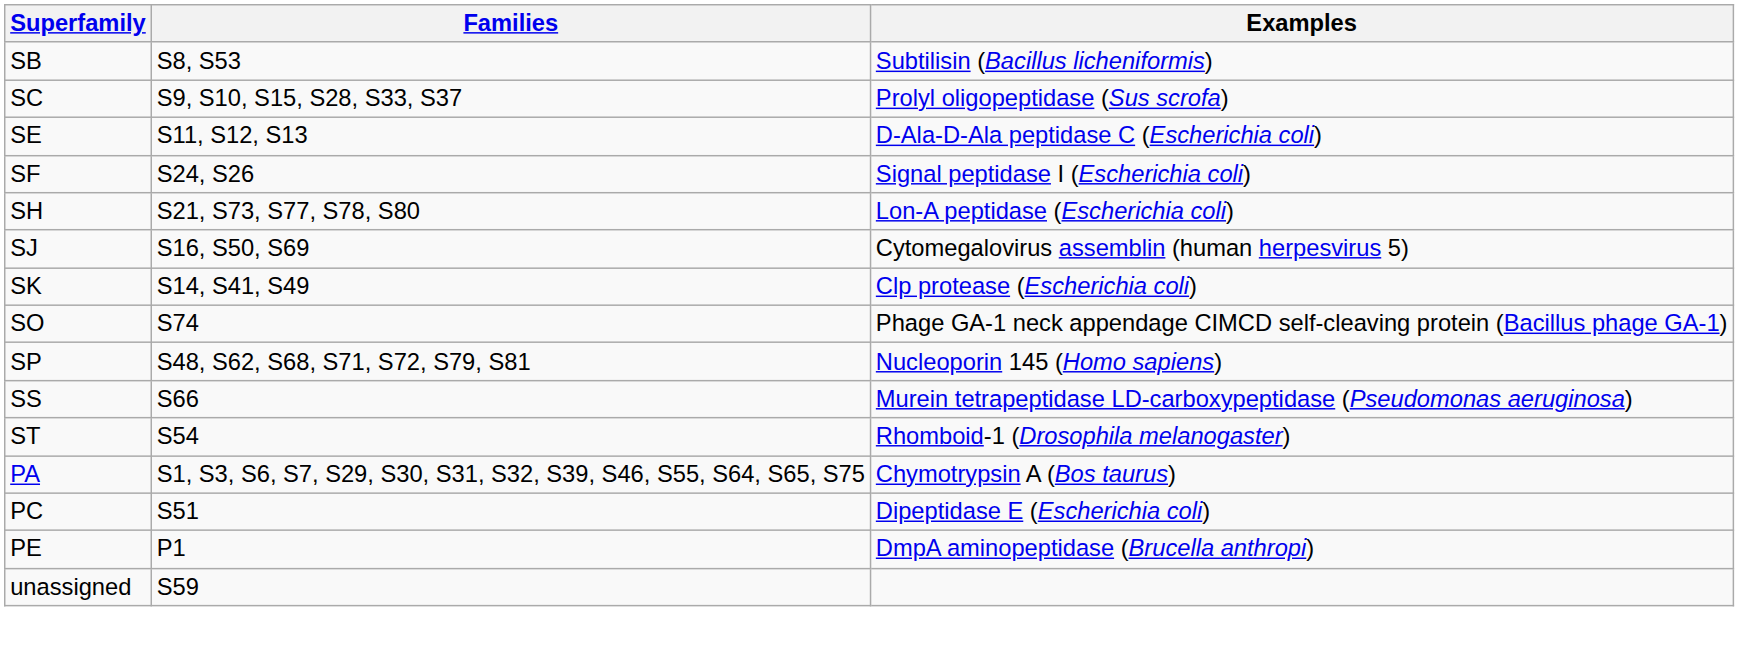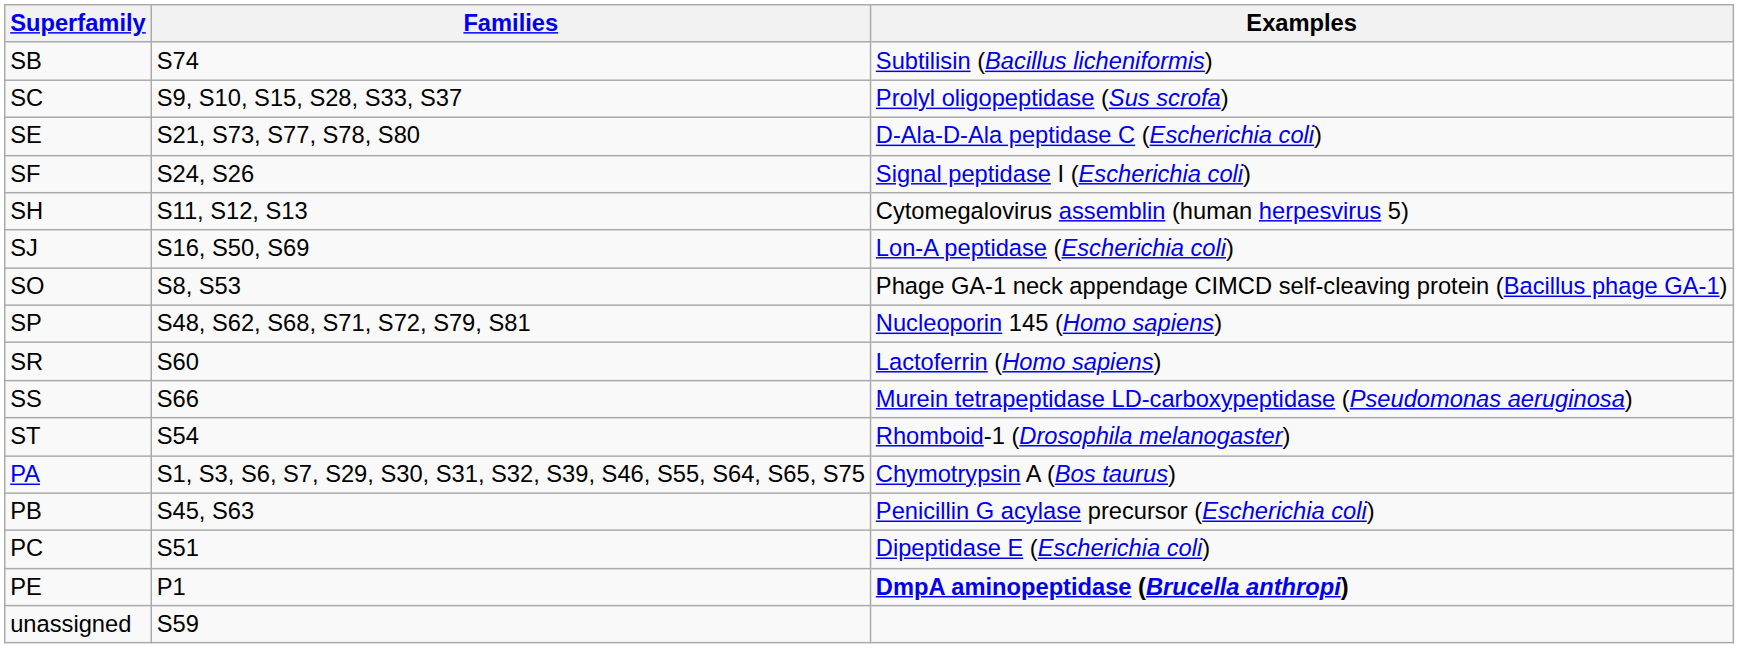(199, 60) S8, S53 -> (178, 60) S74
(232, 135) S11, S12, S13 -> (288, 135) S21, S73, S77, S78, S80
(288, 211) S21, S73, S77, S78, S80 -> (232, 211) S11, S12, S13
(1055, 211) Lon-A peptidase (Escherichia coli) -> (1142, 211) Cytomegalovirus assemblin (human herpesvirus 5)
(1142, 248) Cytomegalovirus assemblin (human herpesvirus 5) -> (1055, 248) Lon-A peptidase (Escherichia coli)
- row: (26, 286)
(178, 323) S74 -> (199, 286) S8, S53
+ row: (27, 361)
+ row: (26, 511)
(1095, 549) normal -> (1112, 586) bold
